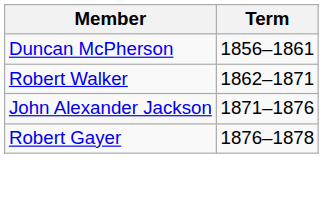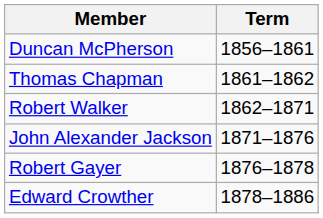+ row: (86, 78)
+ row: (81, 197)
